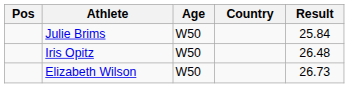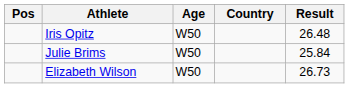rows swapped: (75, 33) <-> (70, 53)
